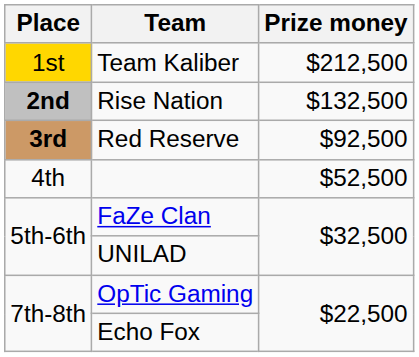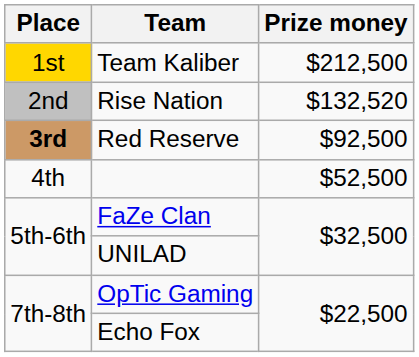(48, 100) bold -> (48, 100) normal
(357, 100) $132,500 -> (357, 100) $132,520
